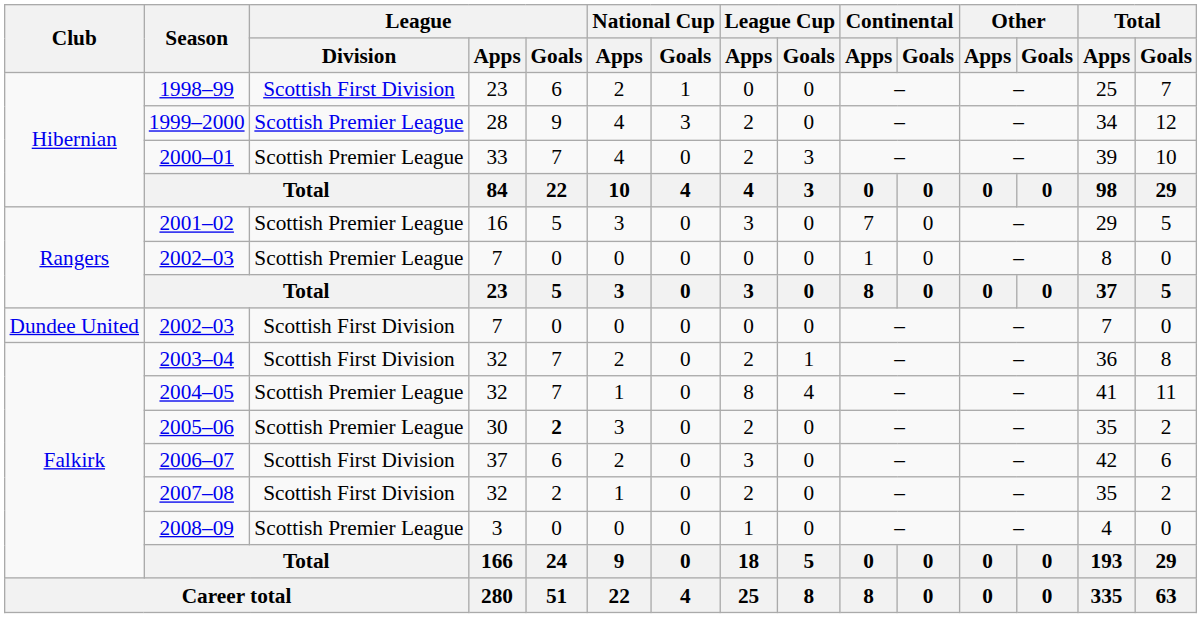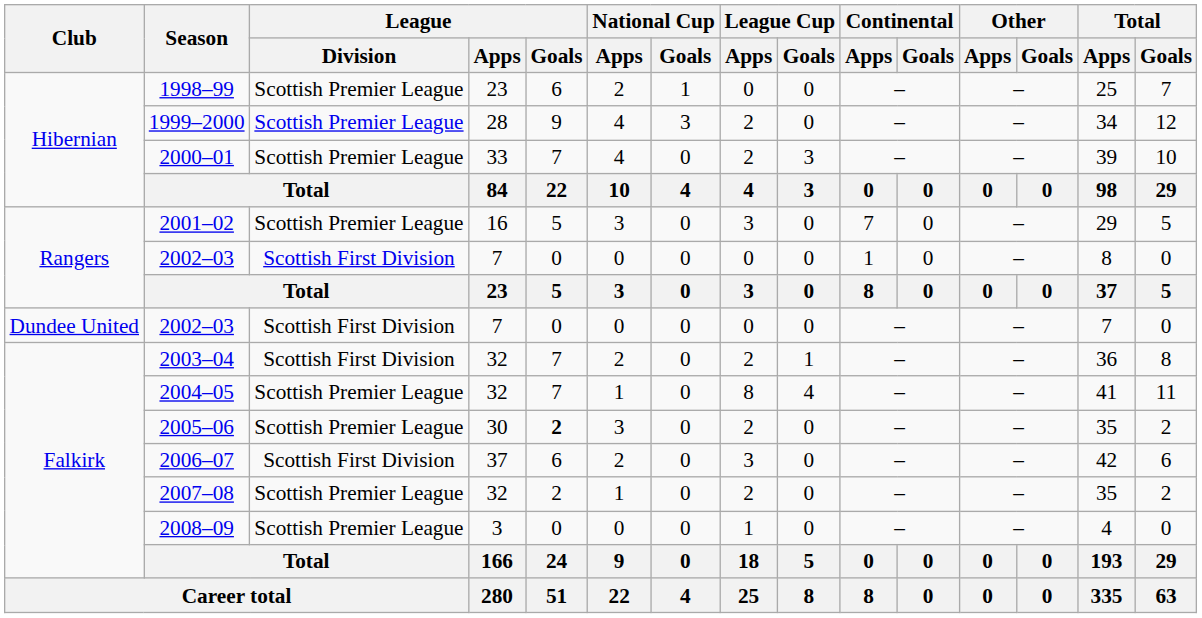(359, 88) Scottish First Division -> (359, 88) Scottish Premier League
(359, 257) Scottish Premier League -> (359, 257) Scottish First Division
(359, 493) Scottish First Division -> (359, 493) Scottish Premier League
